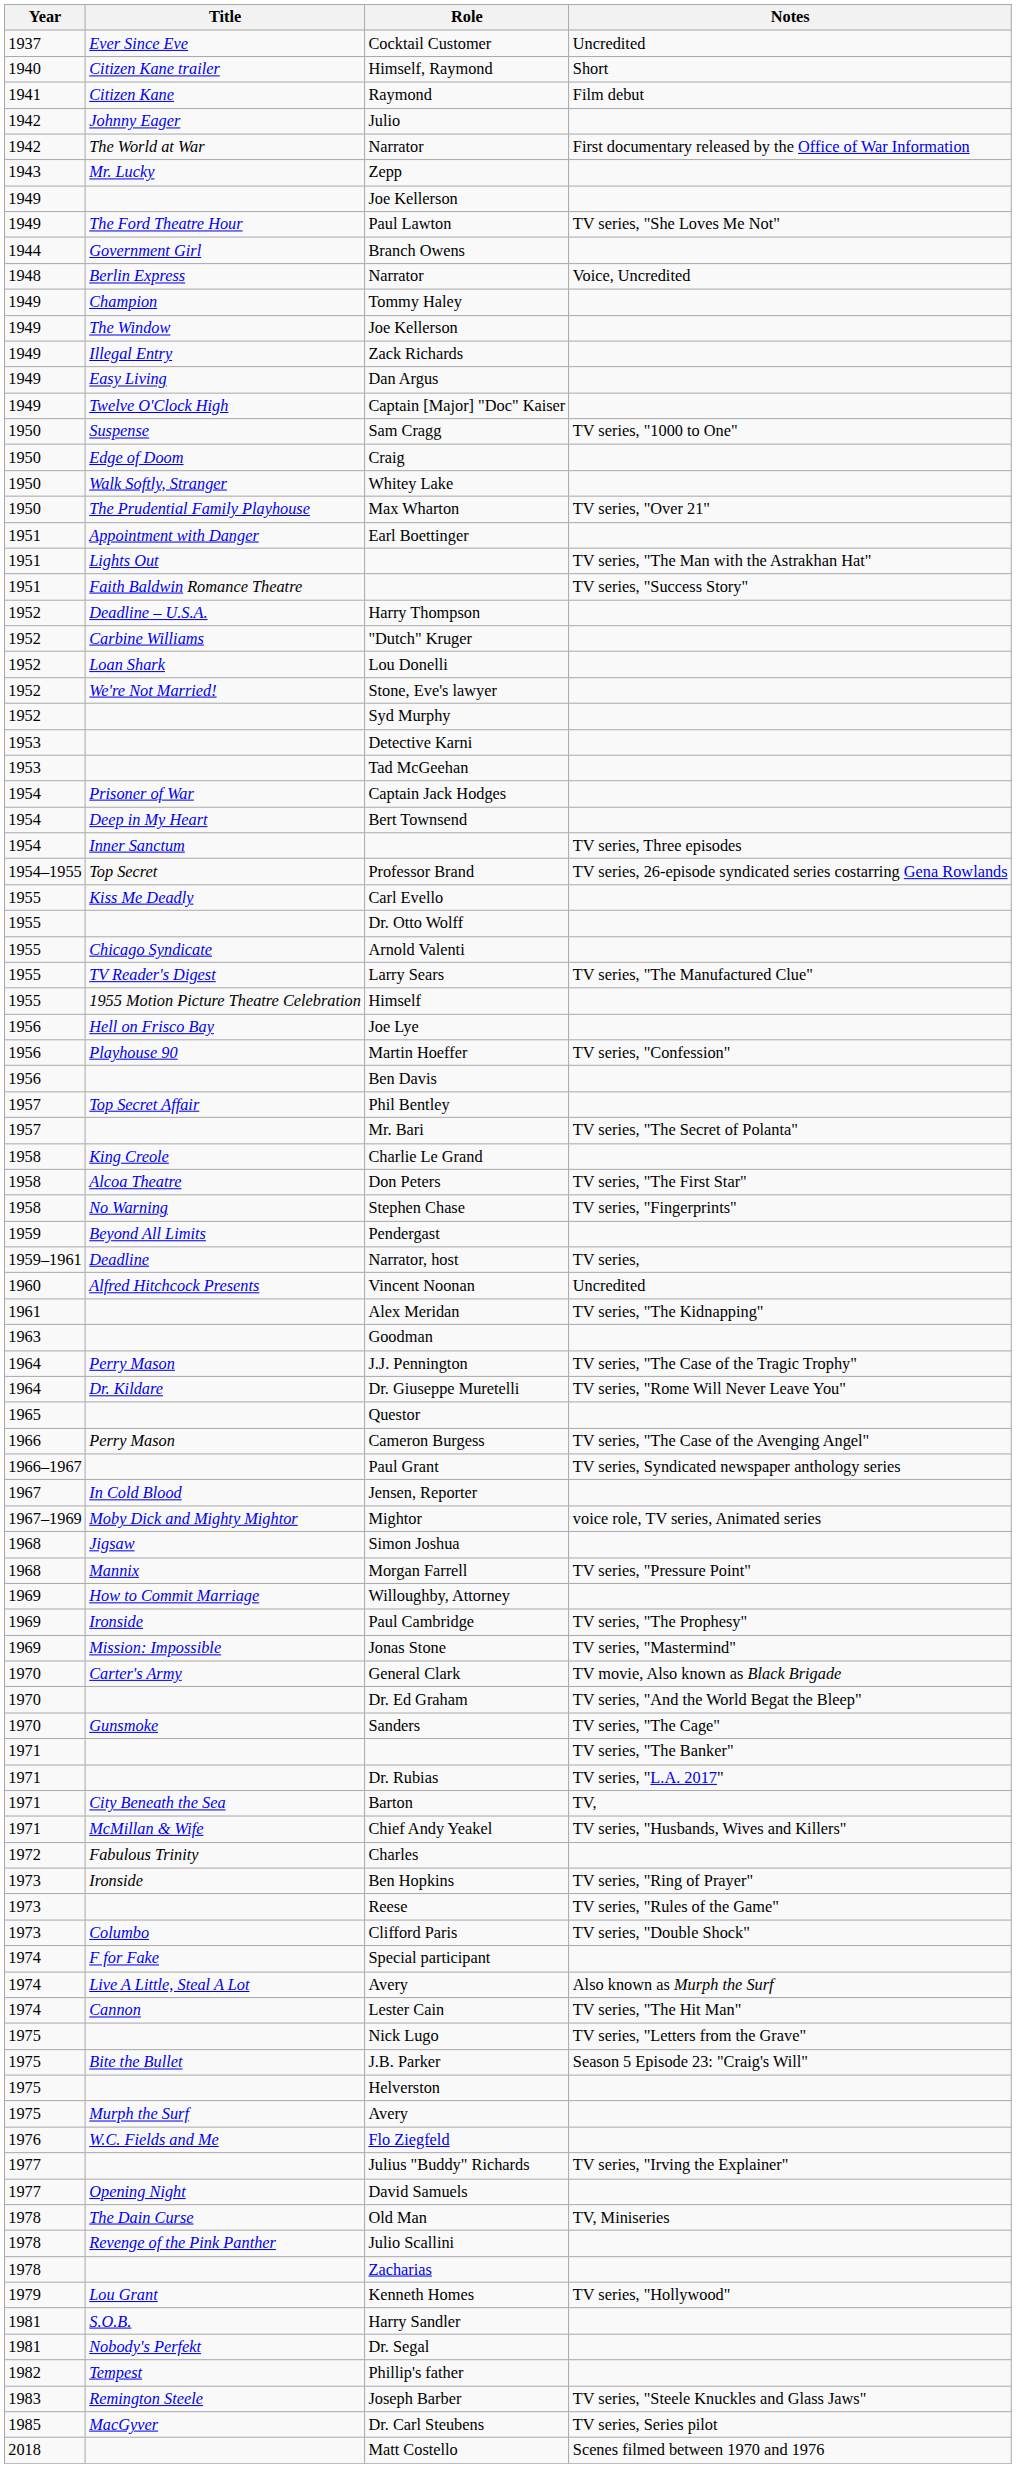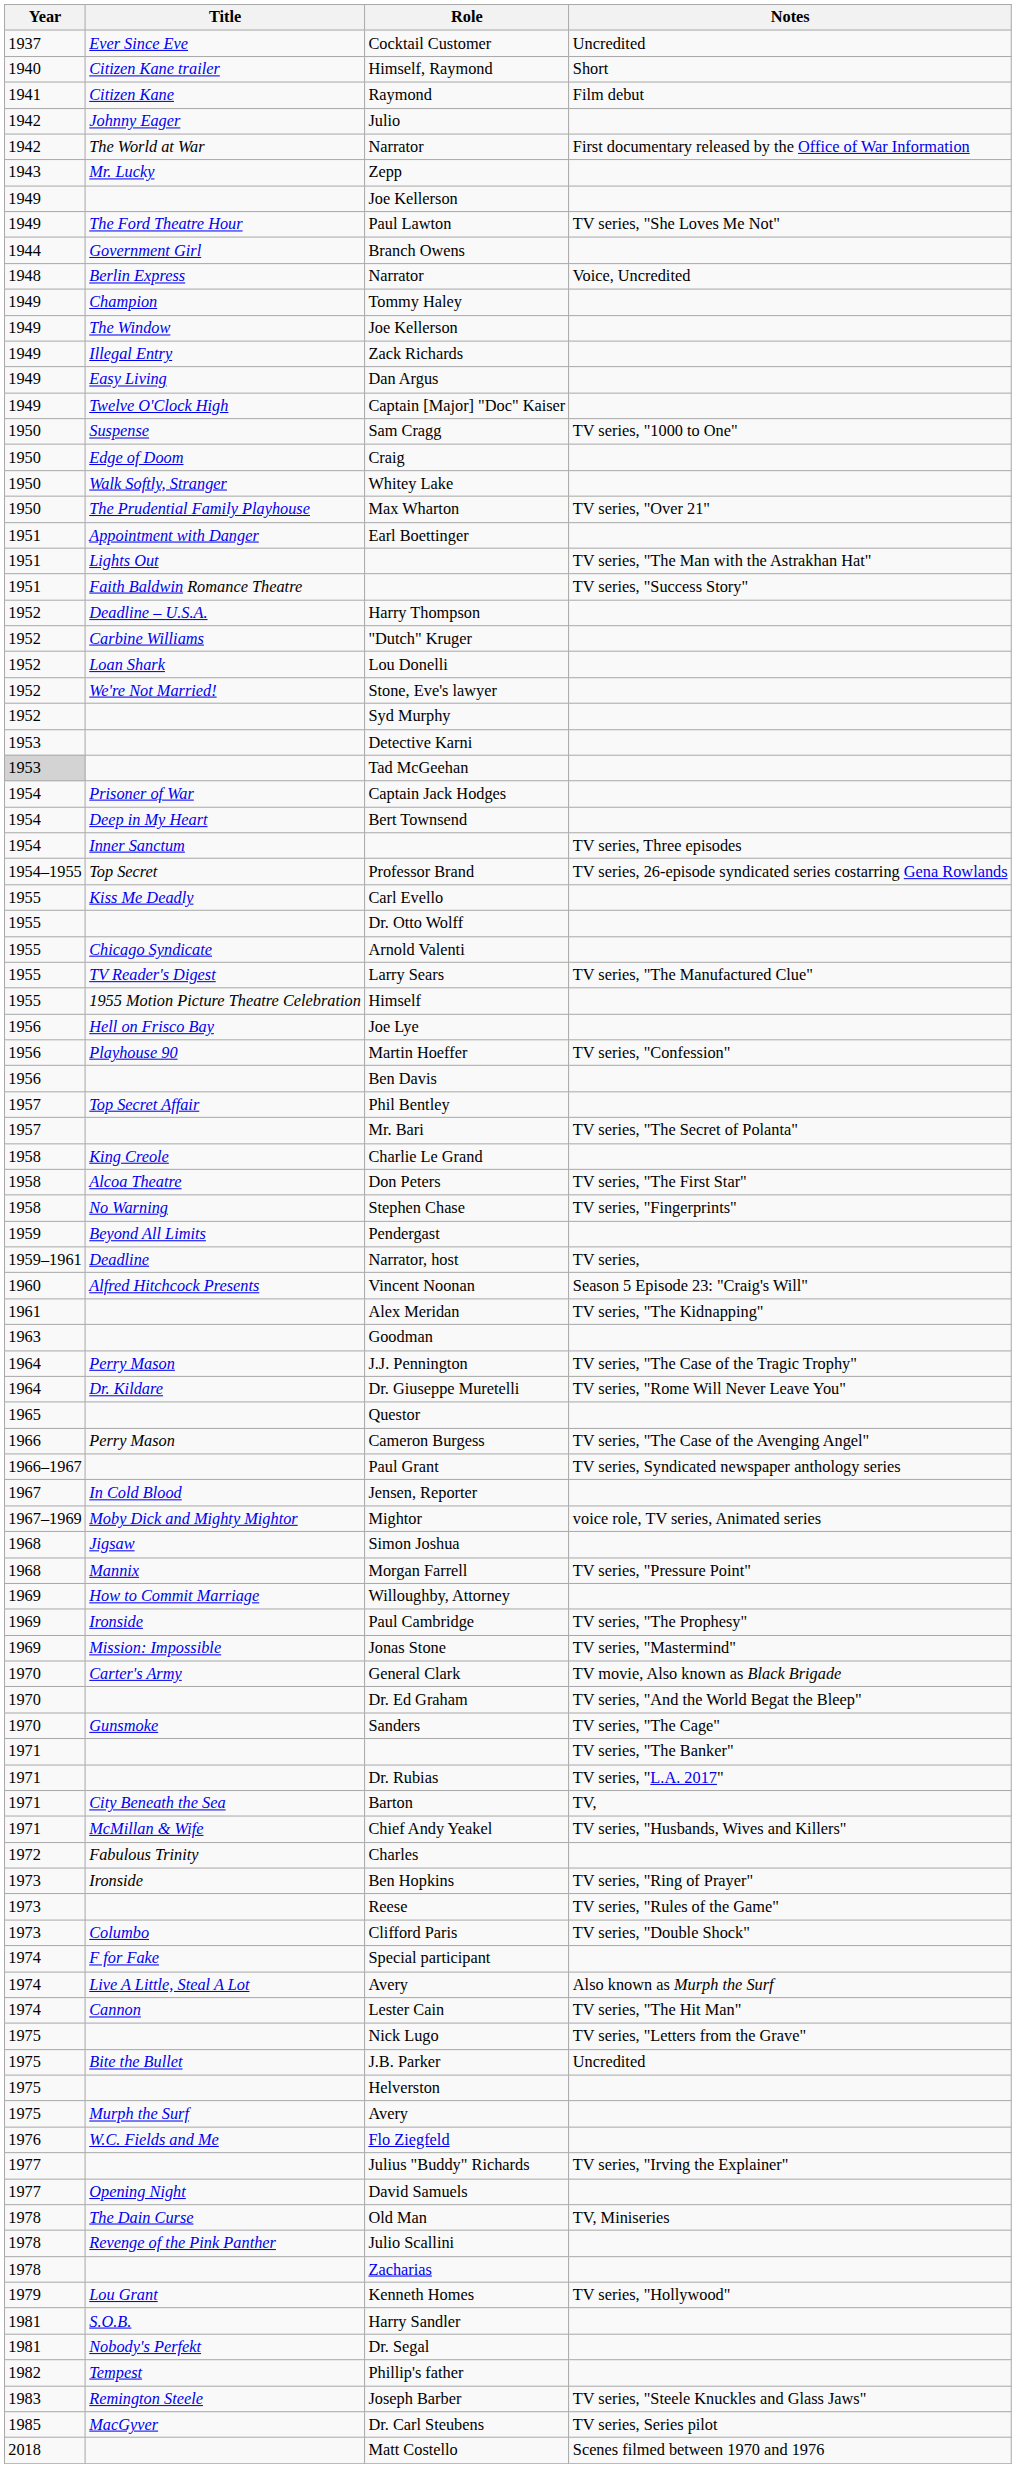(25, 768) no background -> (25, 768) lightgrey background
(609, 1285) Uncredited -> (690, 1285) Season 5 Episode 23: "Craig's Will"
(690, 2062) Season 5 Episode 23: "Craig's Will" -> (609, 2062) Uncredited
